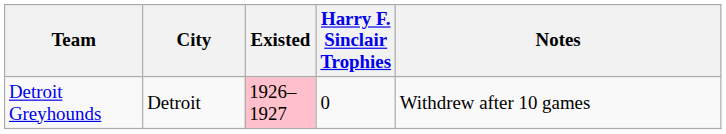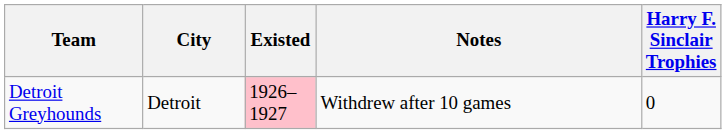columns swapped: (356, 40) <-> (558, 40)
